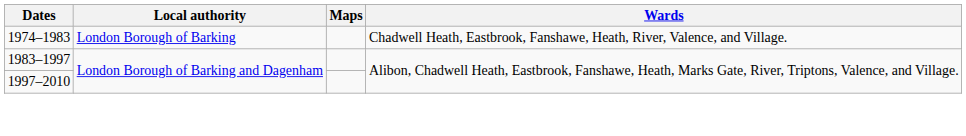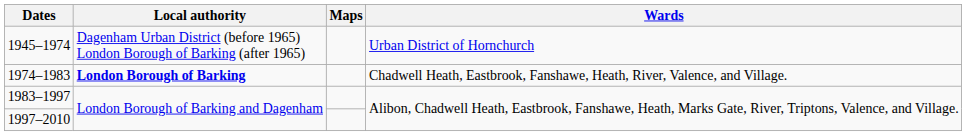+ row: (39, 45)
(156, 37) normal -> (161, 75) bold
